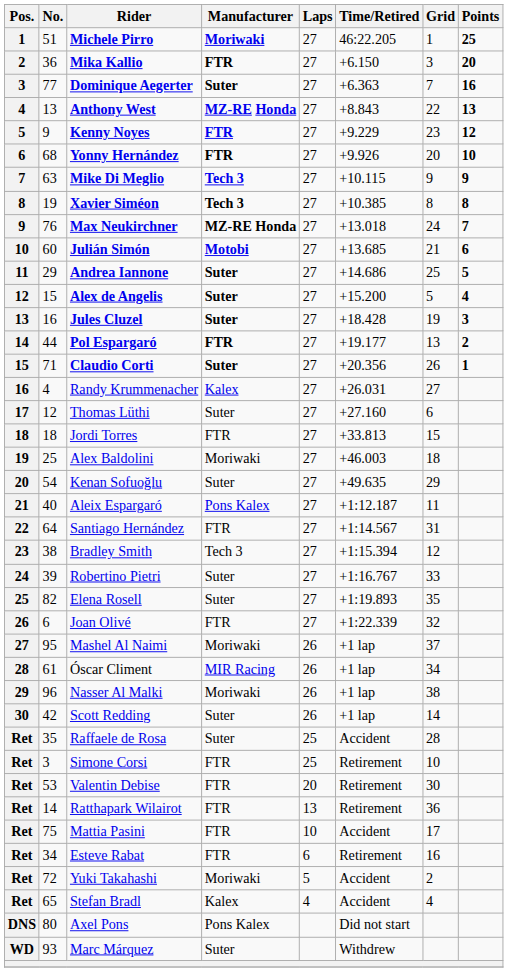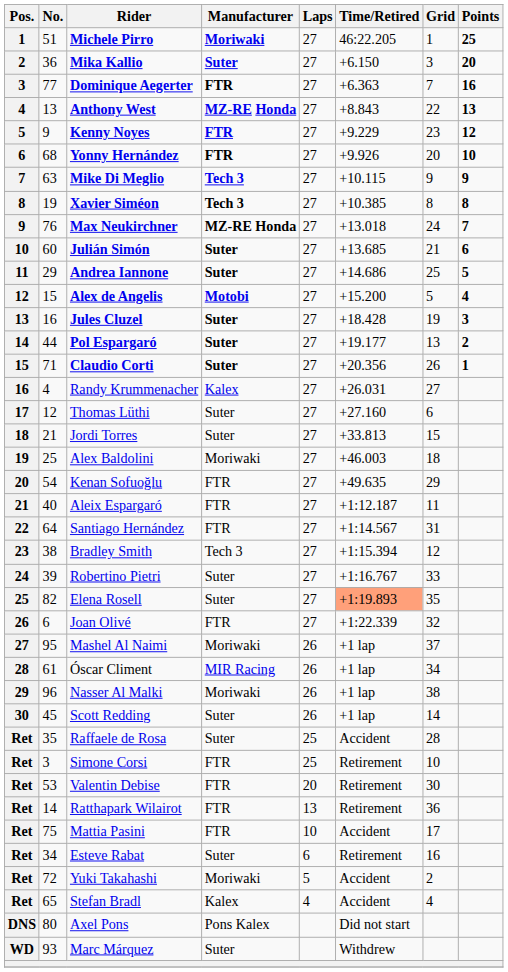(219, 62) FTR -> (221, 62) Suter
(221, 86) Suter -> (219, 86) FTR
(227, 249) Motobi -> (221, 249) Suter
(221, 296) Suter -> (227, 296) Motobi
(219, 342) FTR -> (221, 342) Suter
(50, 435) 18 -> (50, 435) 21
(218, 435) FTR -> (220, 435) Suter
(220, 482) Suter -> (218, 482) FTR
(237, 505) Pons Kalex -> (218, 505) FTR
(368, 599) no background -> (368, 599) lightsalmon background
(50, 715) 42 -> (50, 715) 45
(218, 855) FTR -> (220, 855) Suter
